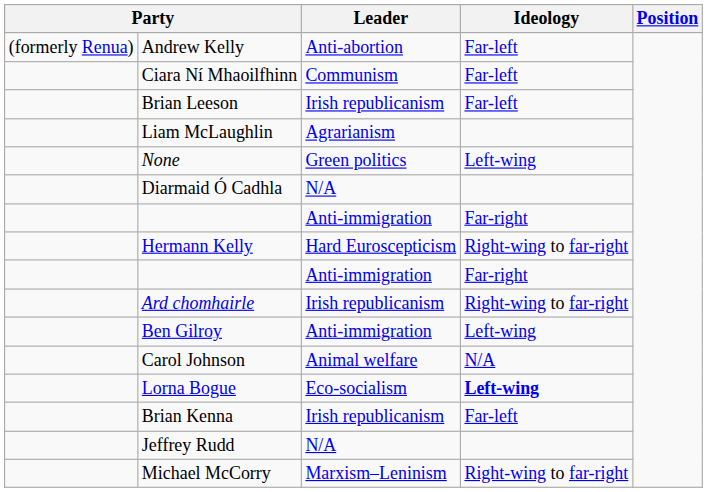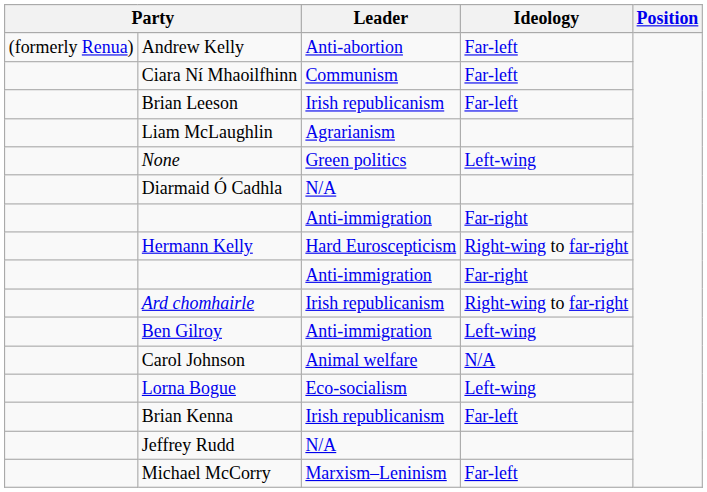(502, 388) bold -> (500, 388) normal
(546, 473) Right-wing to far-right -> (491, 473) Far-left
